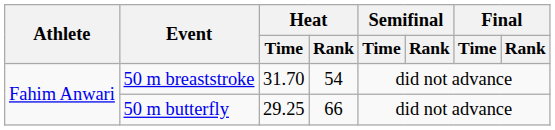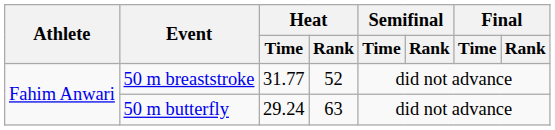(284, 79) 31.70 -> (284, 79) 31.77
(333, 79) 54 -> (333, 79) 52
(284, 109) 29.25 -> (284, 109) 29.24
(333, 109) 66 -> (333, 109) 63
